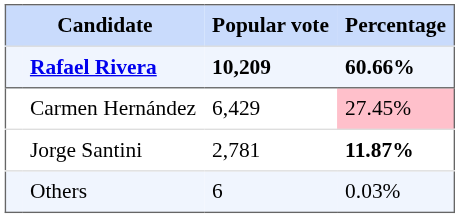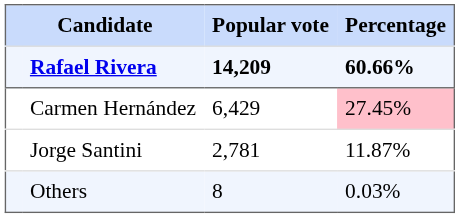(242, 66) 10,209 -> (242, 66) 14,209
(379, 149) bold -> (378, 149) normal
(217, 191) 6 -> (217, 191) 8
